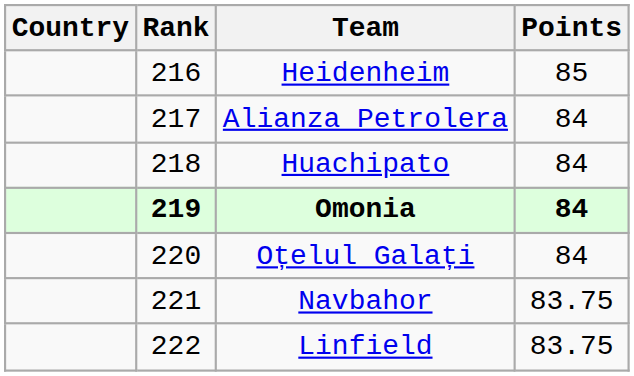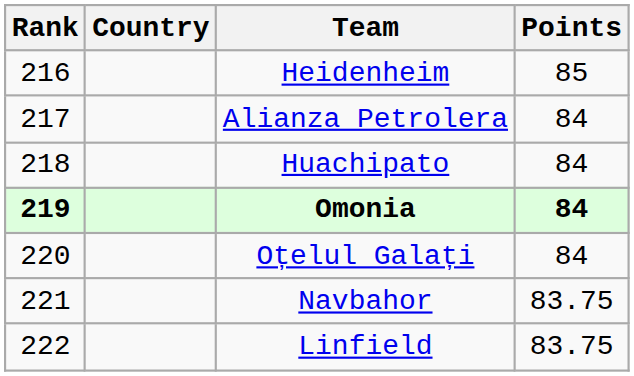columns swapped: (176, 28) <-> (70, 28)
